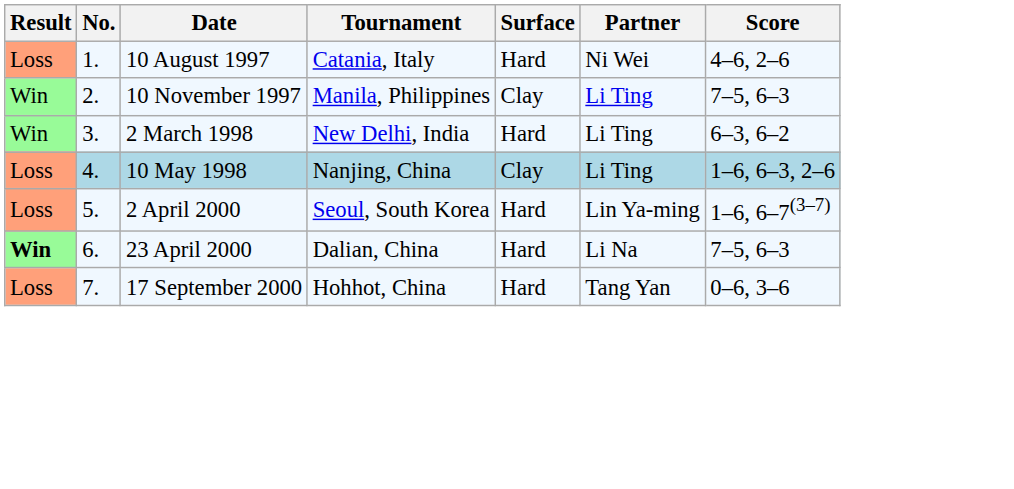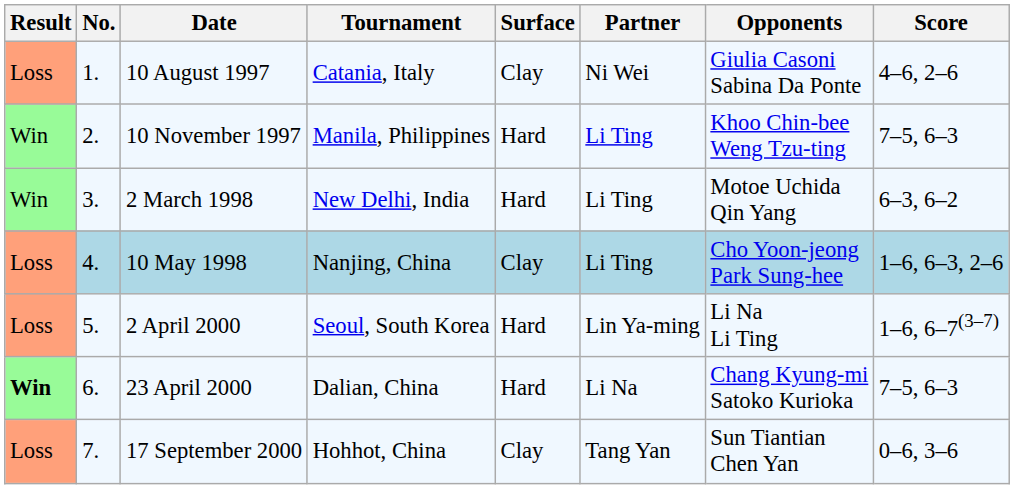+ column: (789, 22)
(523, 59) Hard -> (522, 72) Clay
(522, 95) Clay -> (523, 135) Hard
(523, 285) Hard -> (522, 450) Clay
